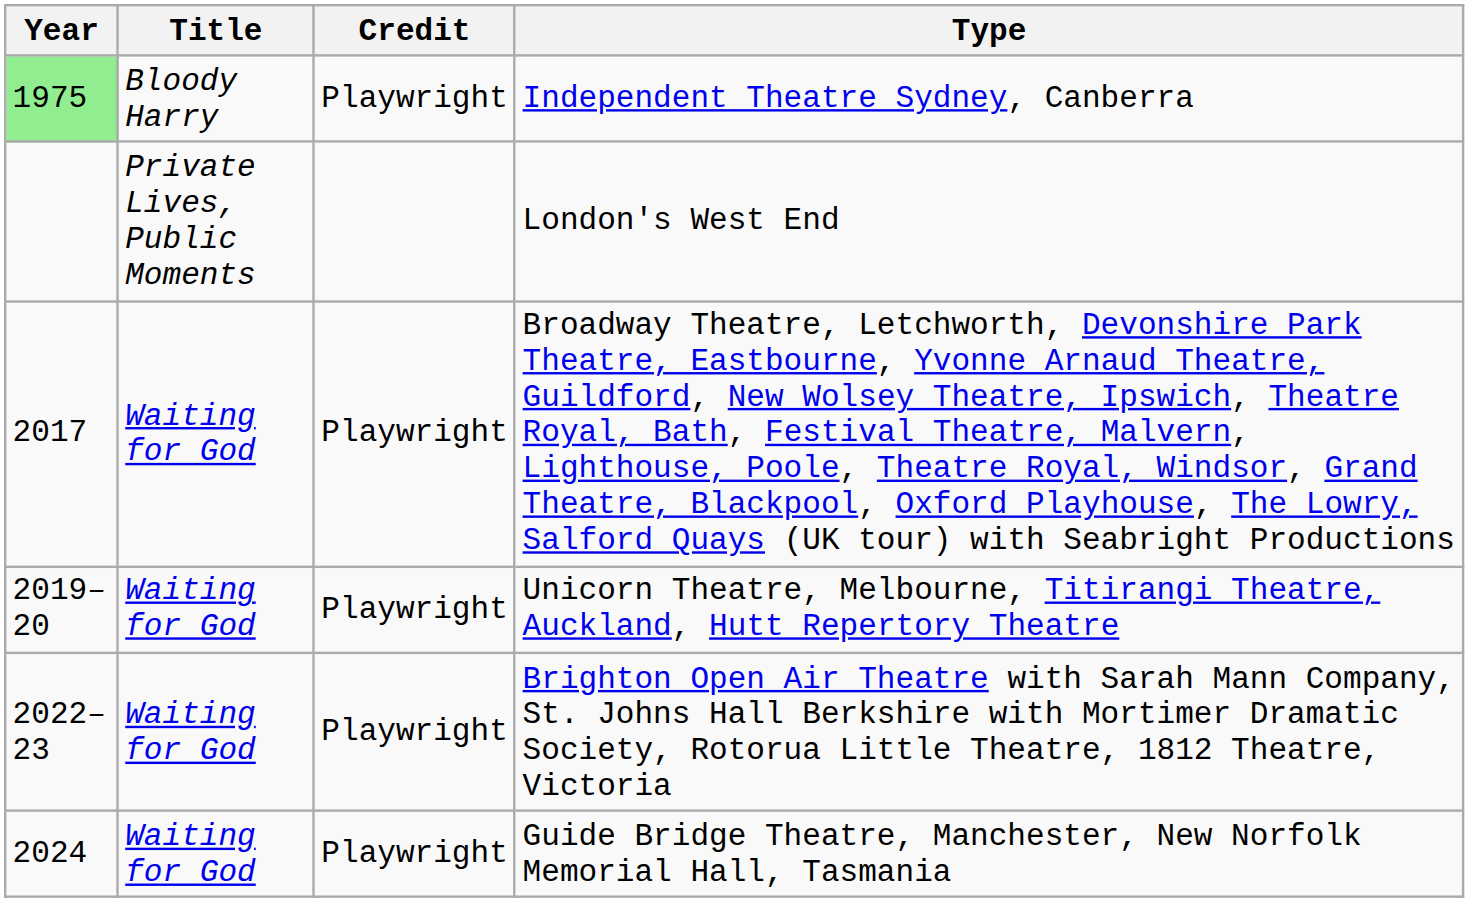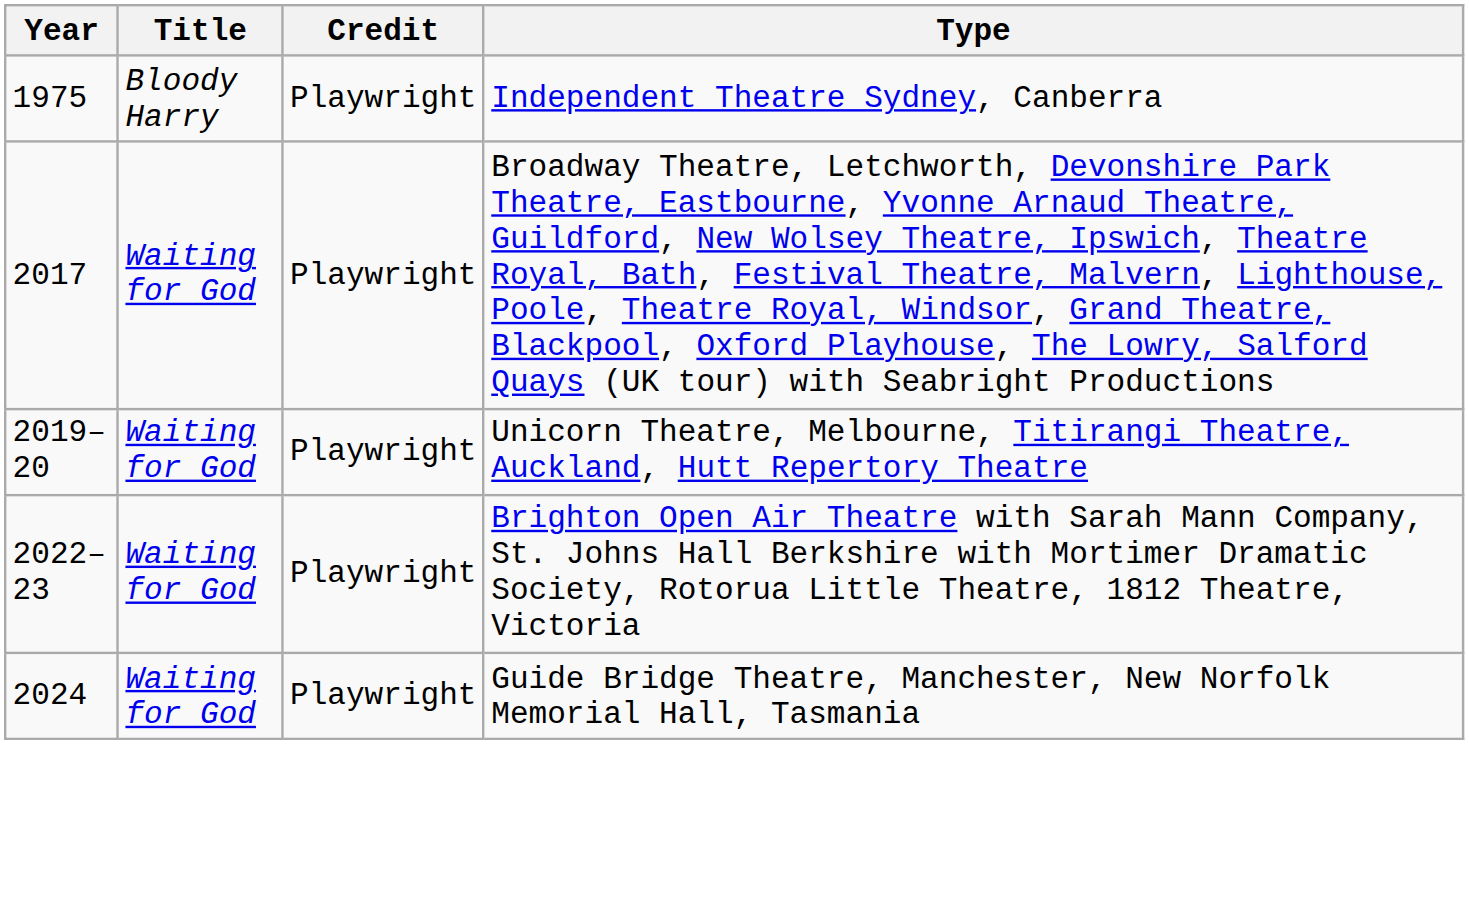(50, 99) lightgreen background -> (50, 99) no background
- row: (681, 221)
